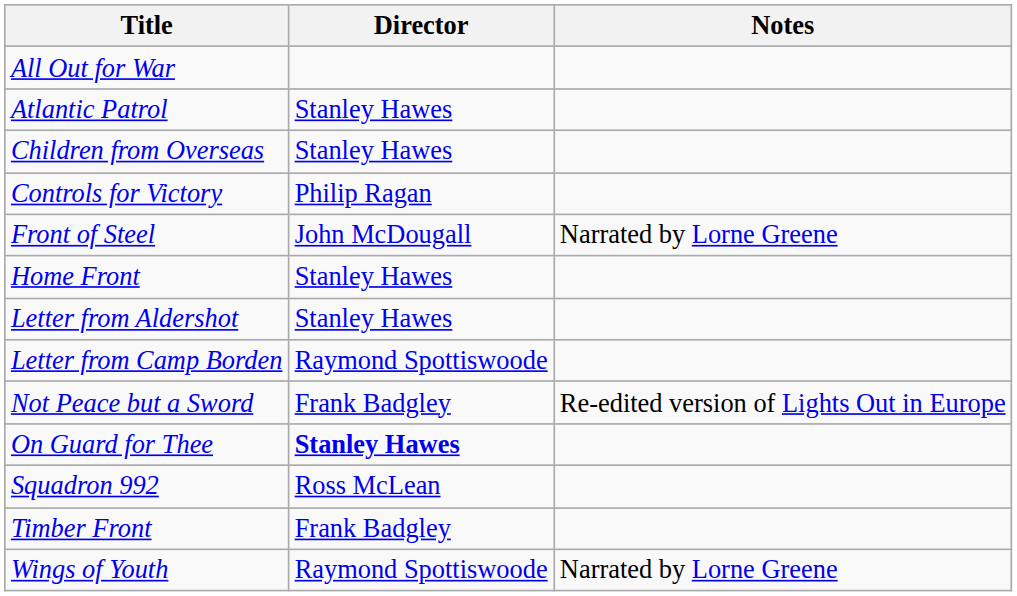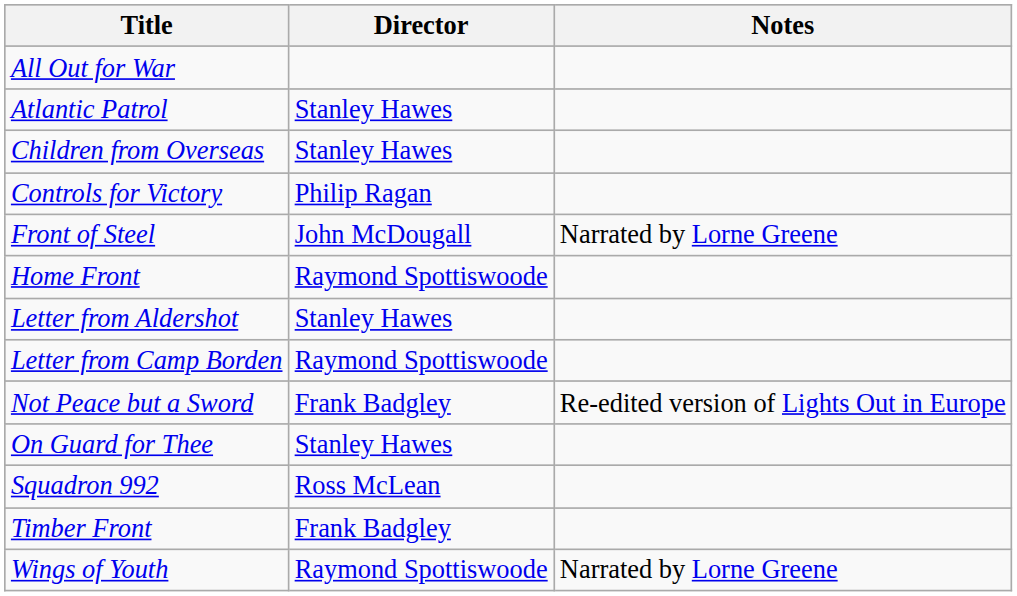(373, 276) Stanley Hawes -> (421, 276) Raymond Spottiswoode
(377, 444) bold -> (373, 444) normal
